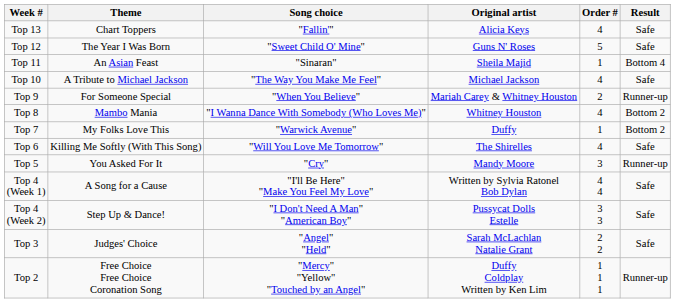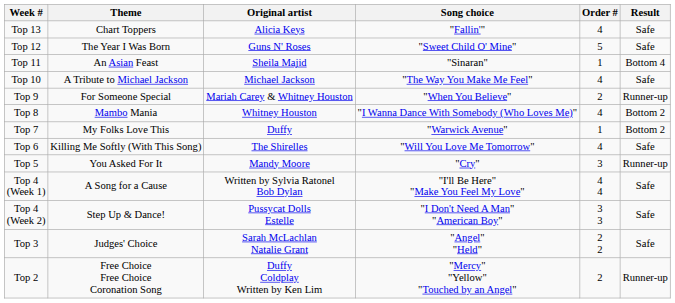columns swapped: (316, 12) <-> (504, 12)
(600, 278) 1 1 1 -> (600, 278) 2
